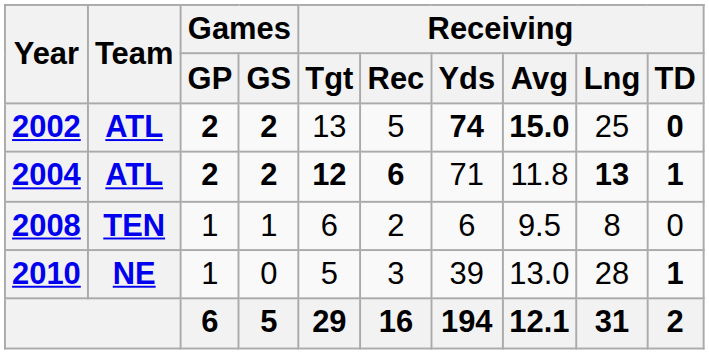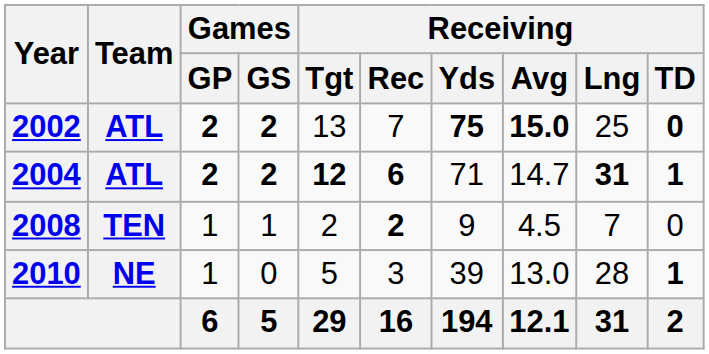(396, 126) 5 -> (396, 126) 7
(467, 126) 74 -> (467, 126) 75
(539, 175) 11.8 -> (539, 175) 14.7
(612, 175) 13 -> (612, 175) 31
(329, 224) 6 -> (329, 224) 2
(396, 224) normal -> (396, 224) bold
(467, 224) 6 -> (467, 224) 9
(539, 224) 9.5 -> (539, 224) 4.5
(612, 224) 8 -> (612, 224) 7
